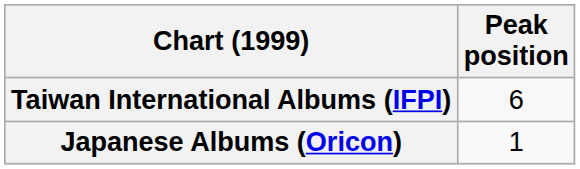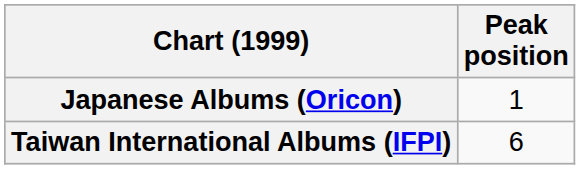rows swapped: (231, 142) <-> (231, 99)
